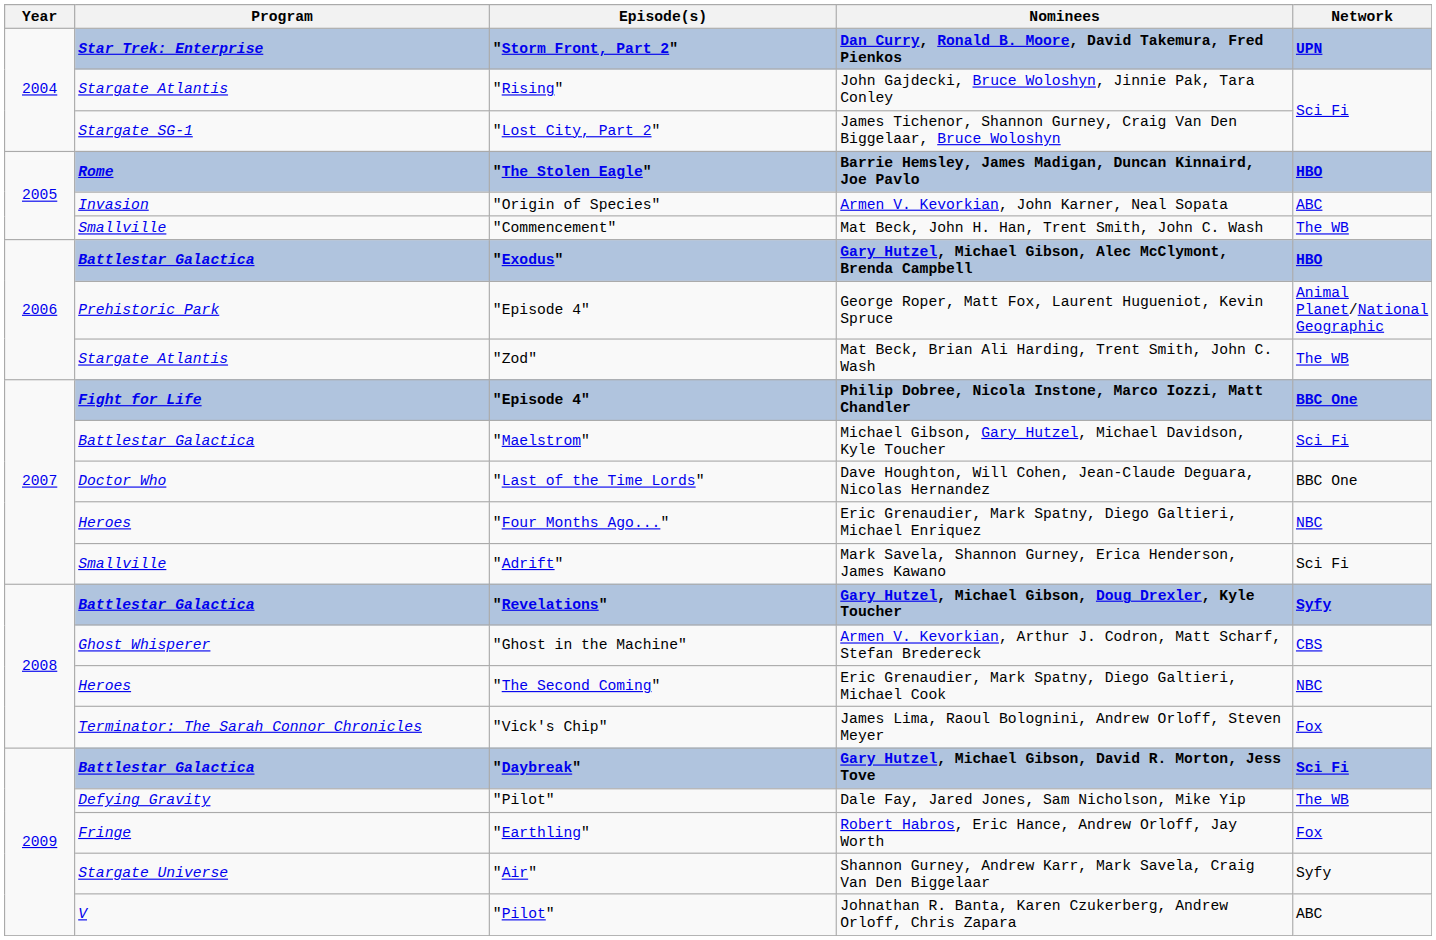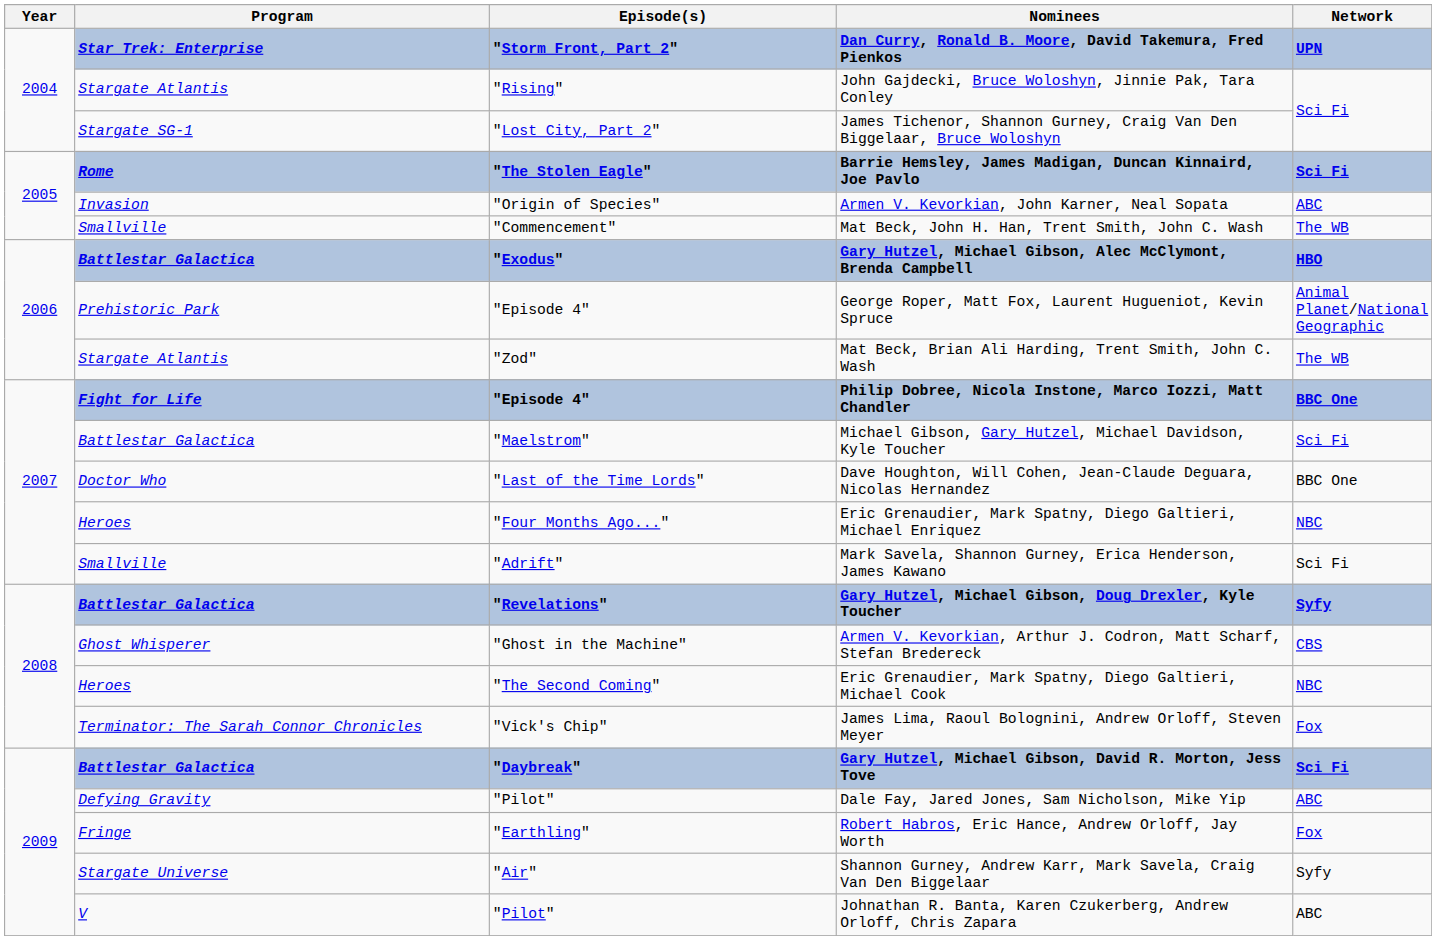(1309, 172) HBO -> (1322, 172) Sci Fi
(1322, 800) The WB -> (1309, 800) ABC
